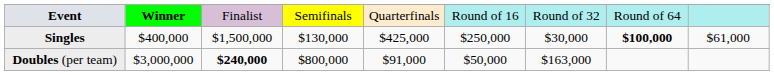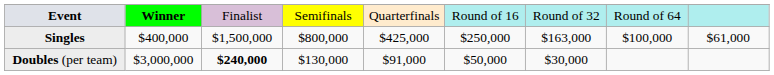(323, 37) $130,000 -> (323, 37) $800,000
(566, 37) $30,000 -> (566, 37) $163,000
(647, 37) bold -> (647, 37) normal
(323, 59) $800,000 -> (323, 59) $130,000
(566, 59) $163,000 -> (566, 59) $30,000
